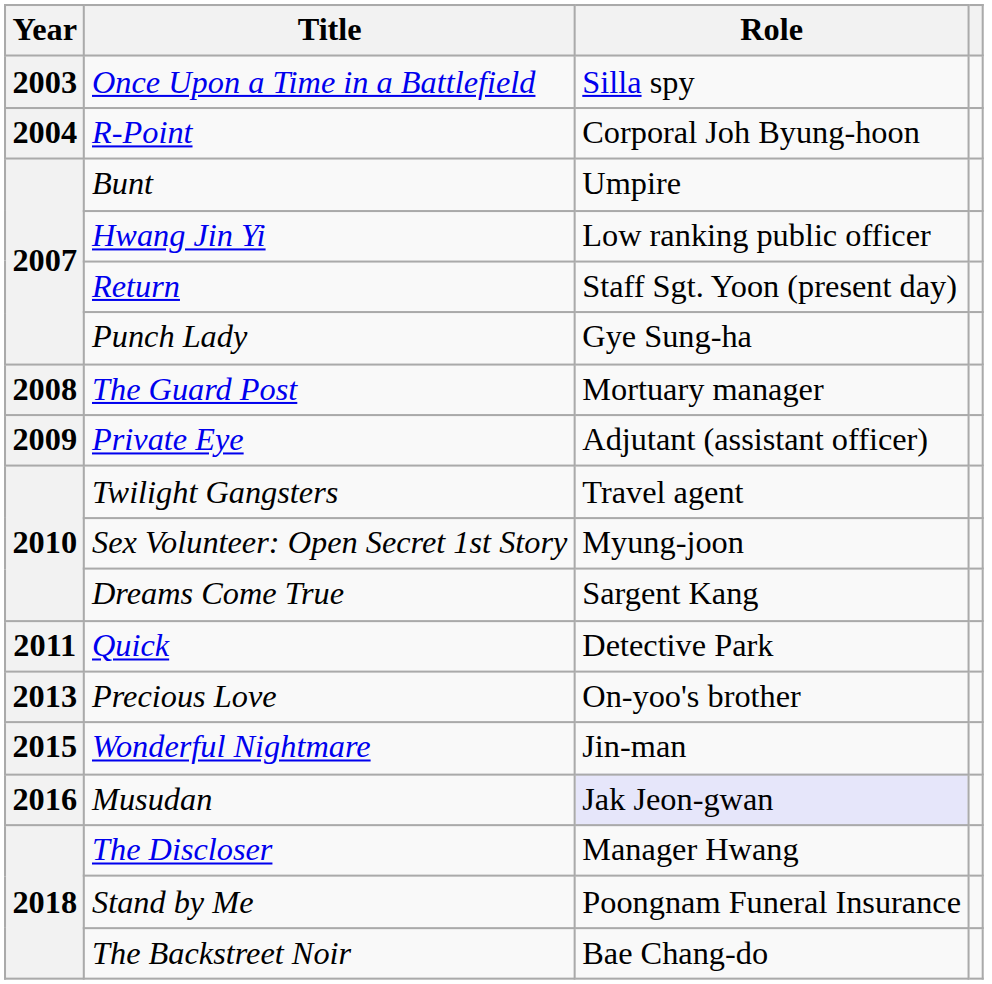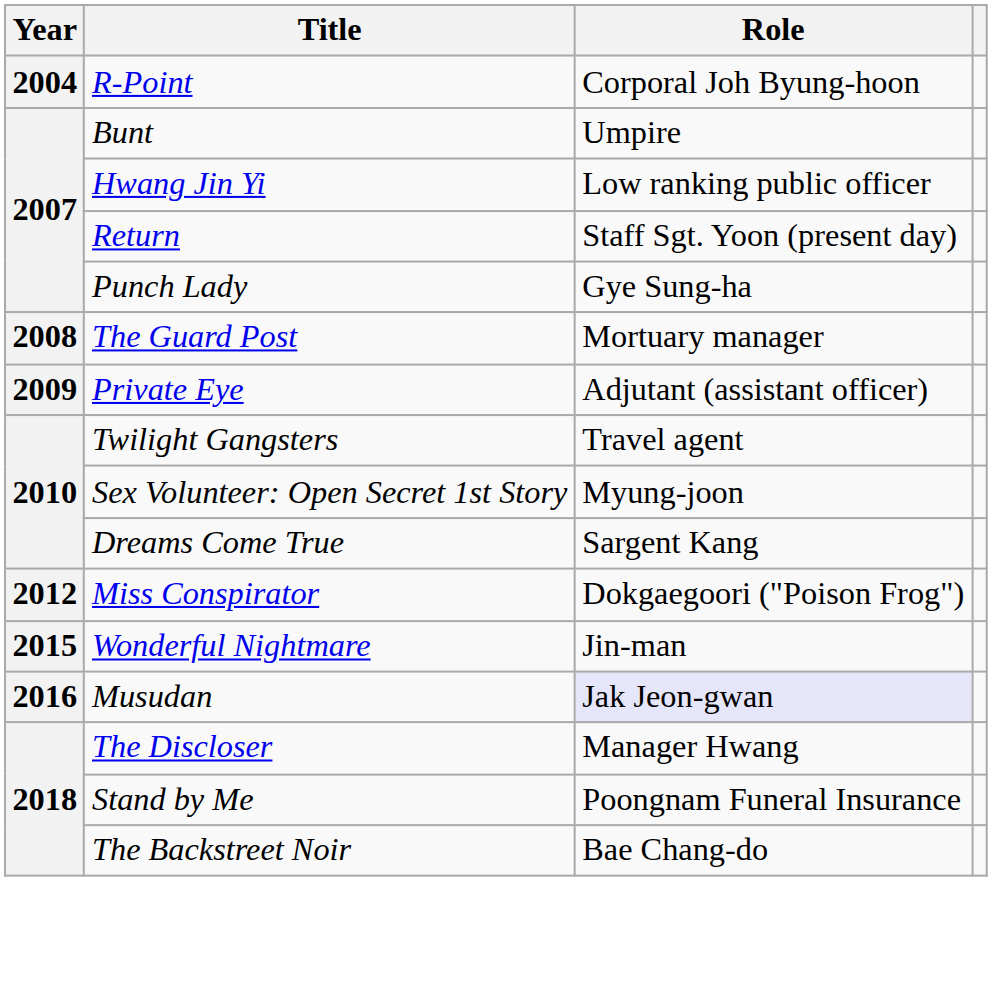- row: (314, 81)
- row: (131, 645)
+ row: (206, 593)
- row: (184, 696)
